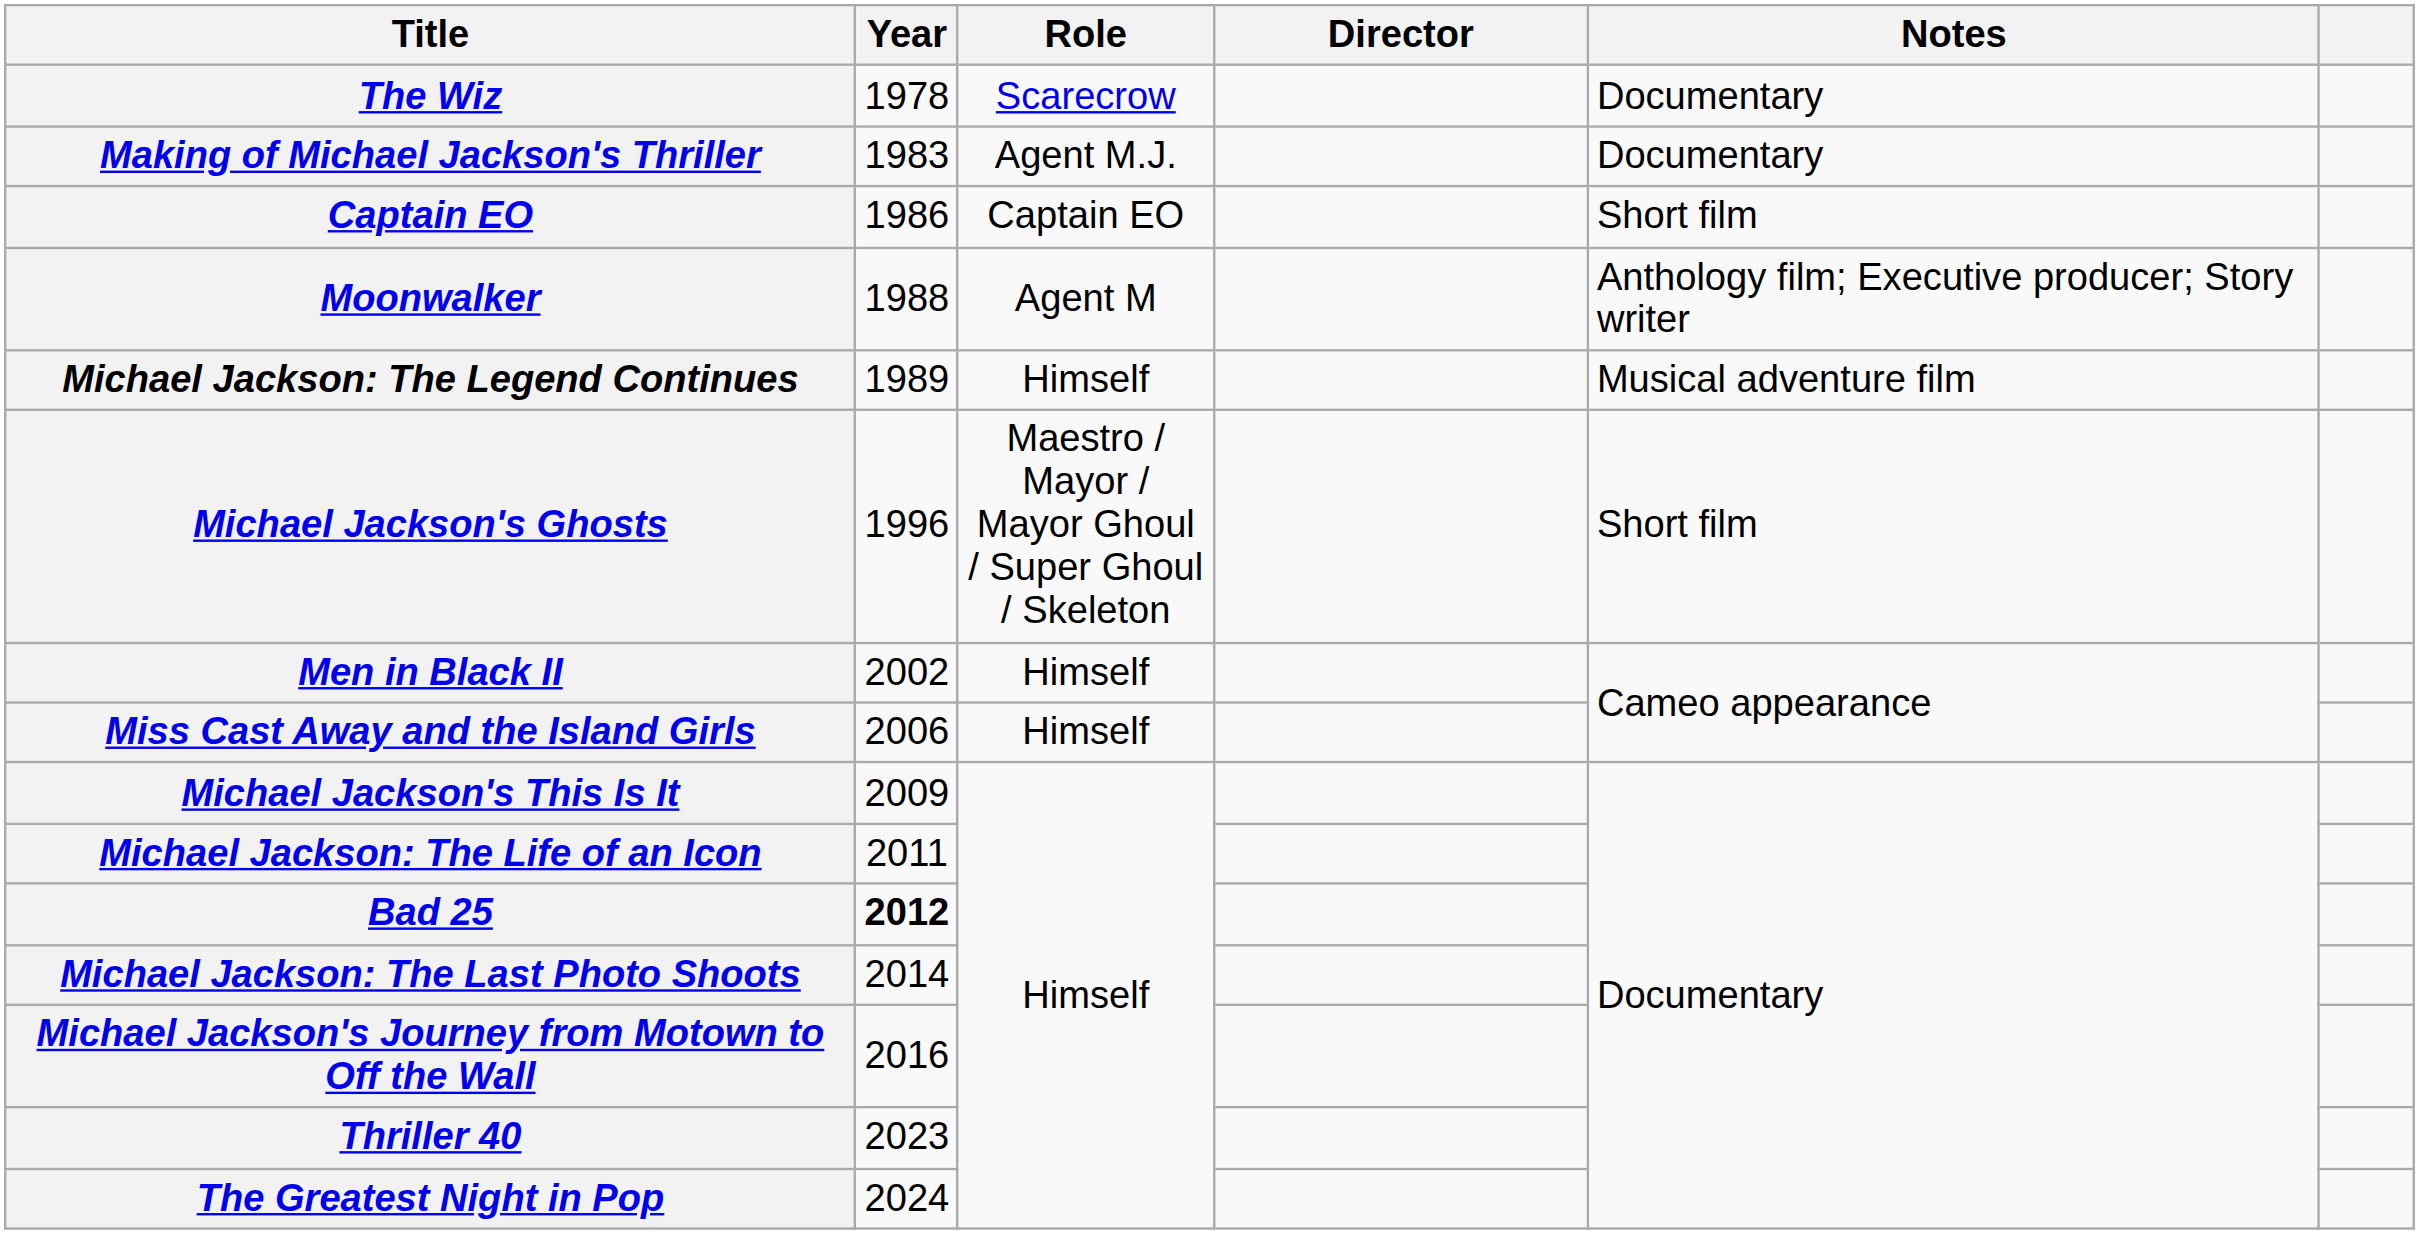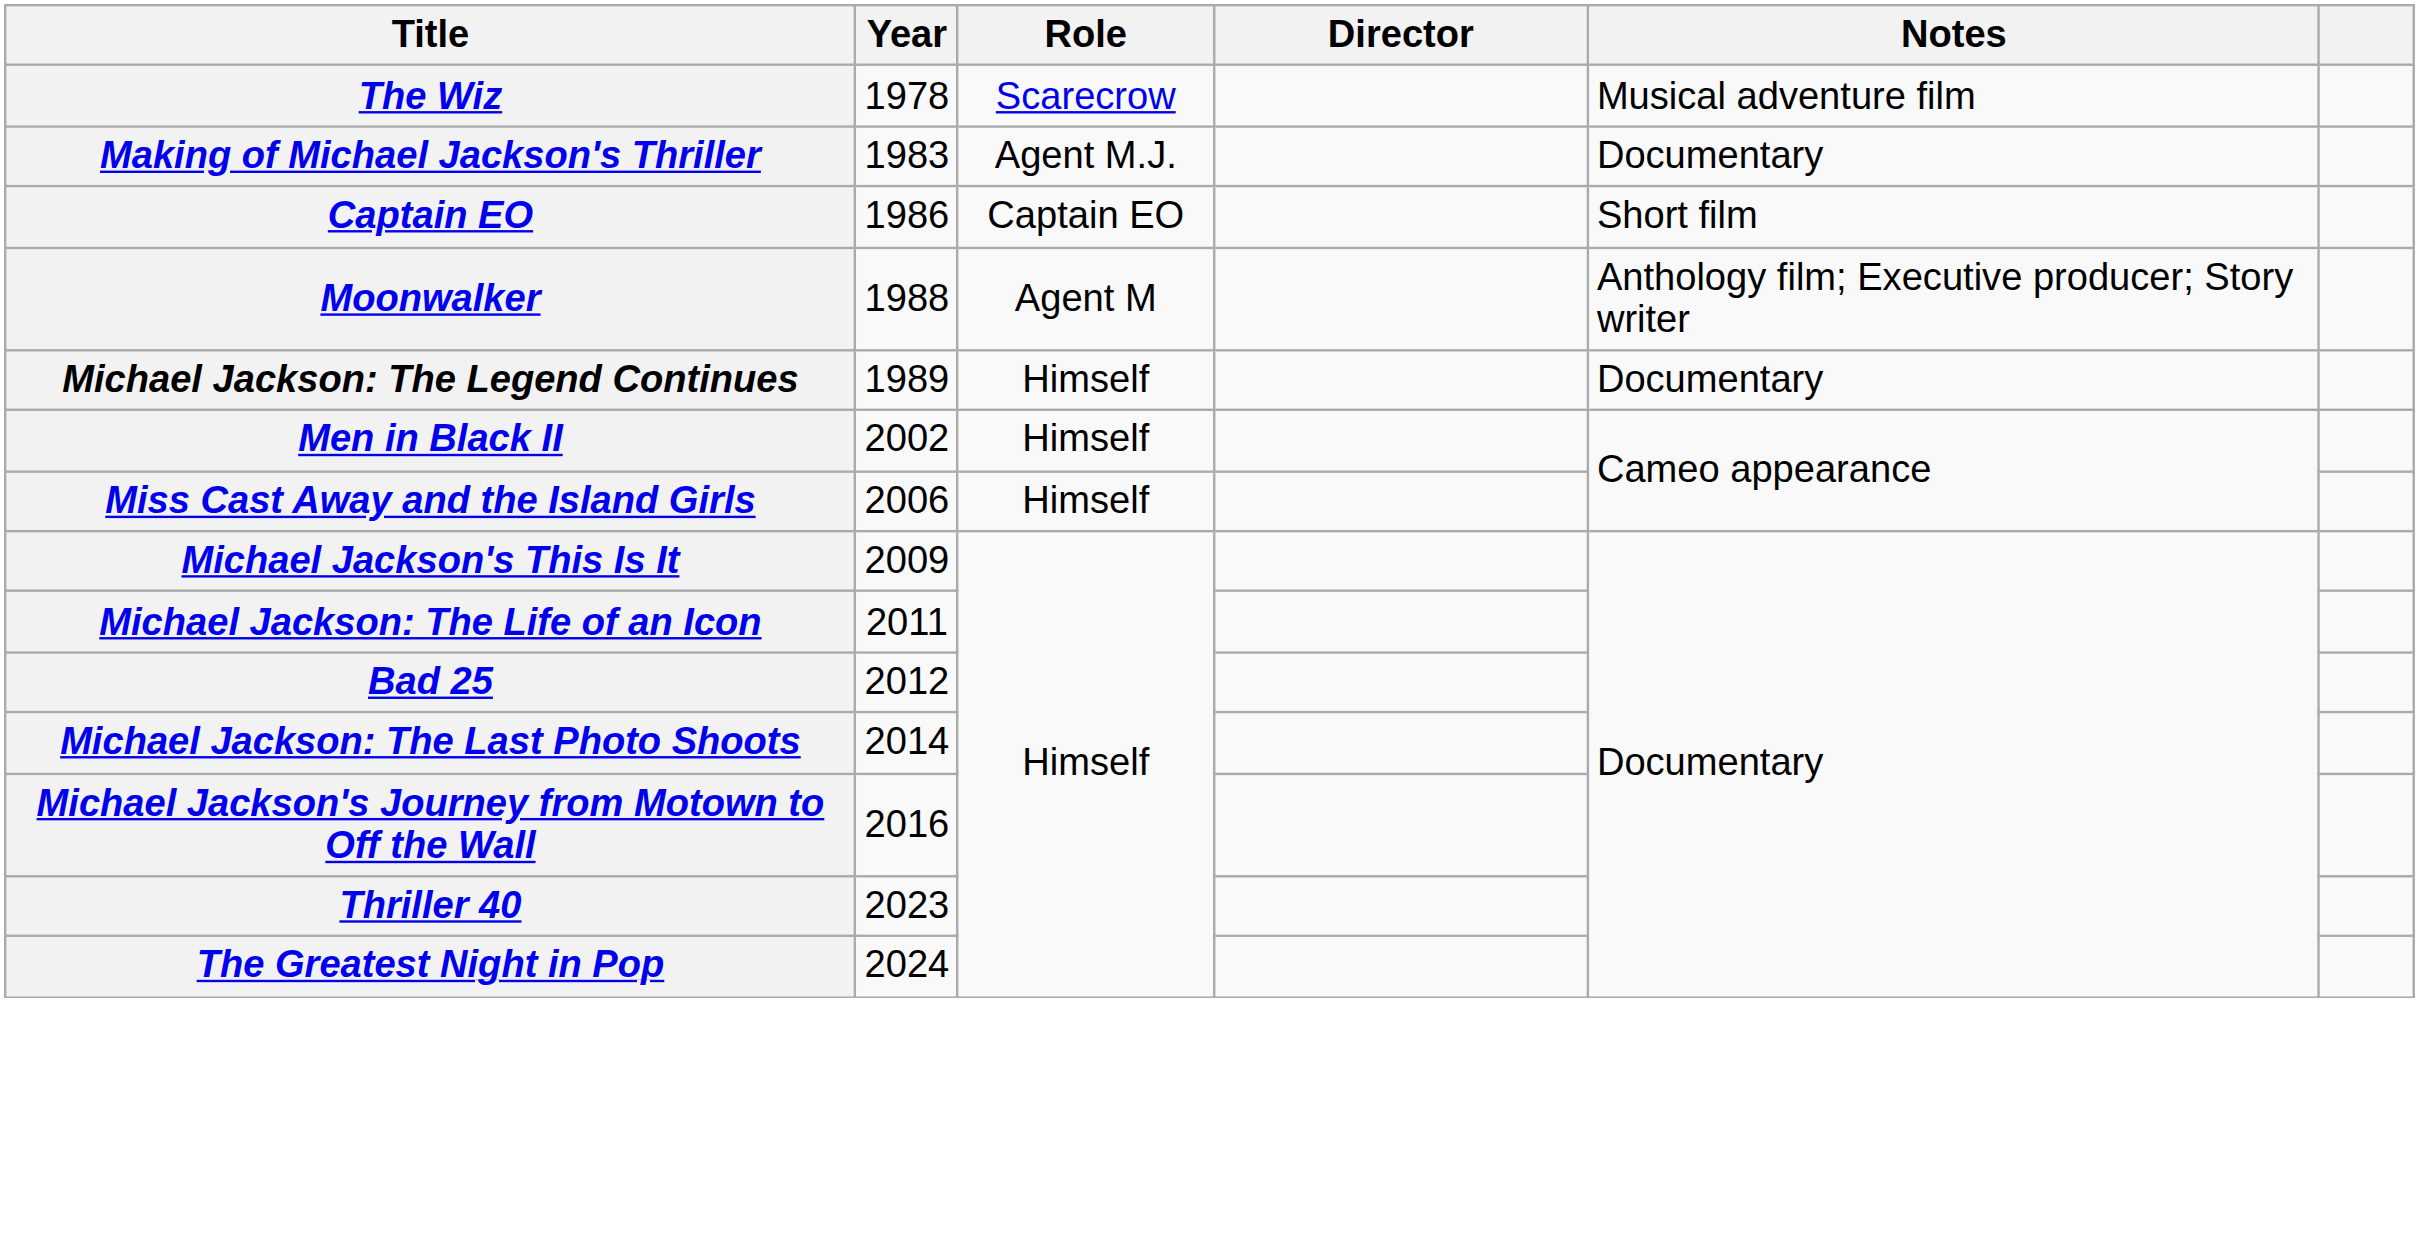(1710, 95) Documentary -> (1786, 95) Musical adventure film
(1786, 379) Musical adventure film -> (1710, 379) Documentary
- row: (430, 525)
(907, 913) bold -> (907, 681) normal
